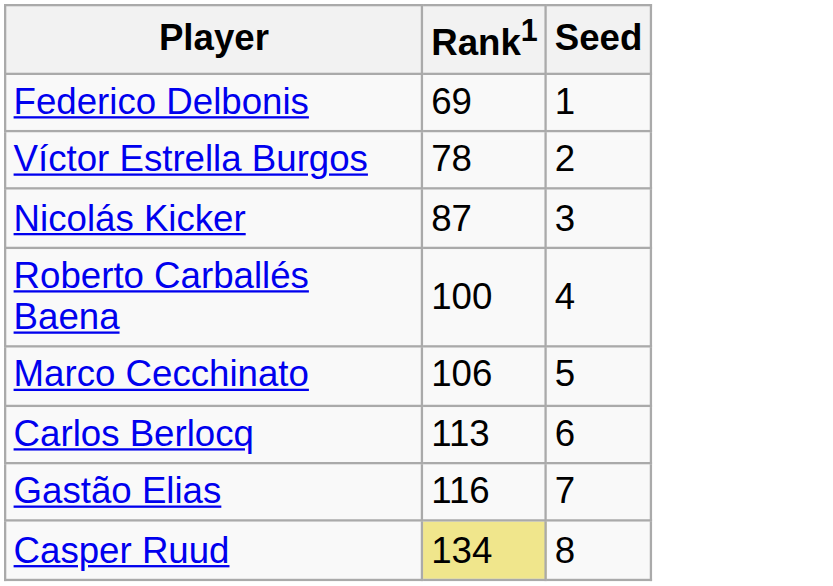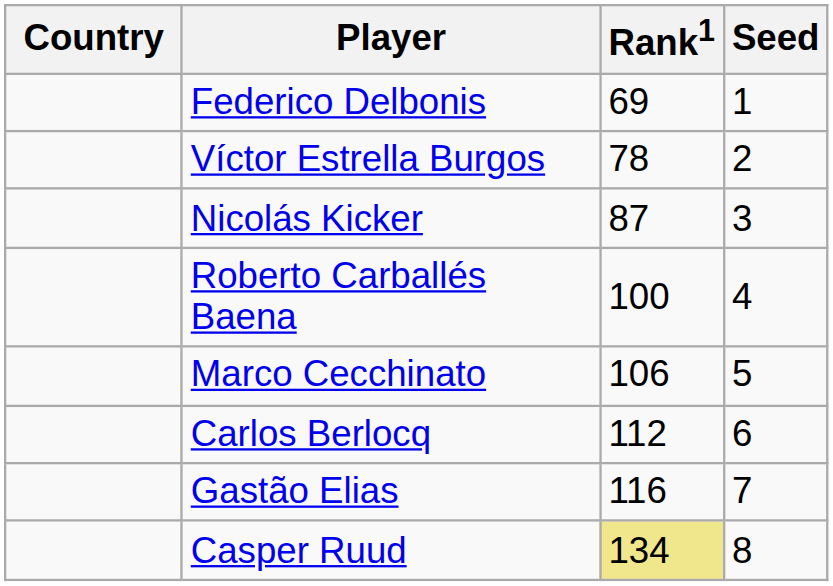+ column: (94, 38)
(460, 433) 113 -> (638, 433) 112
